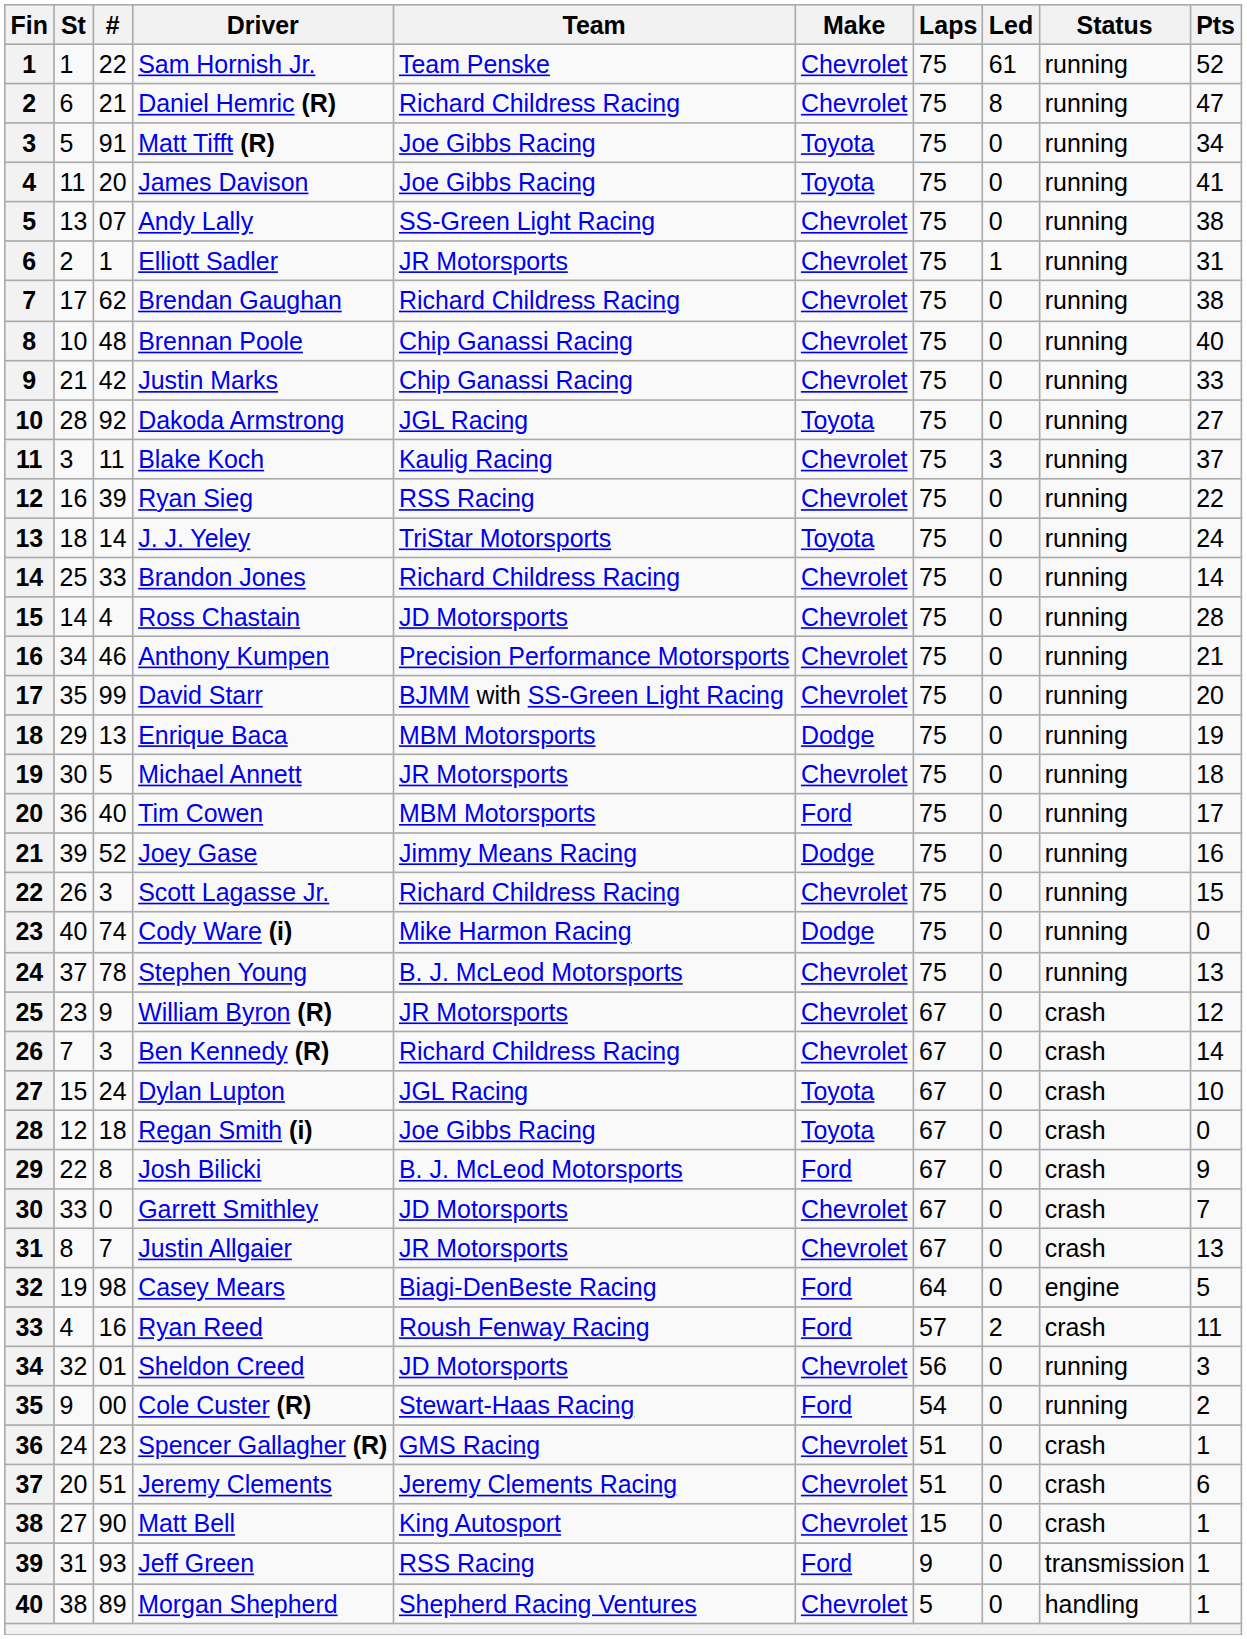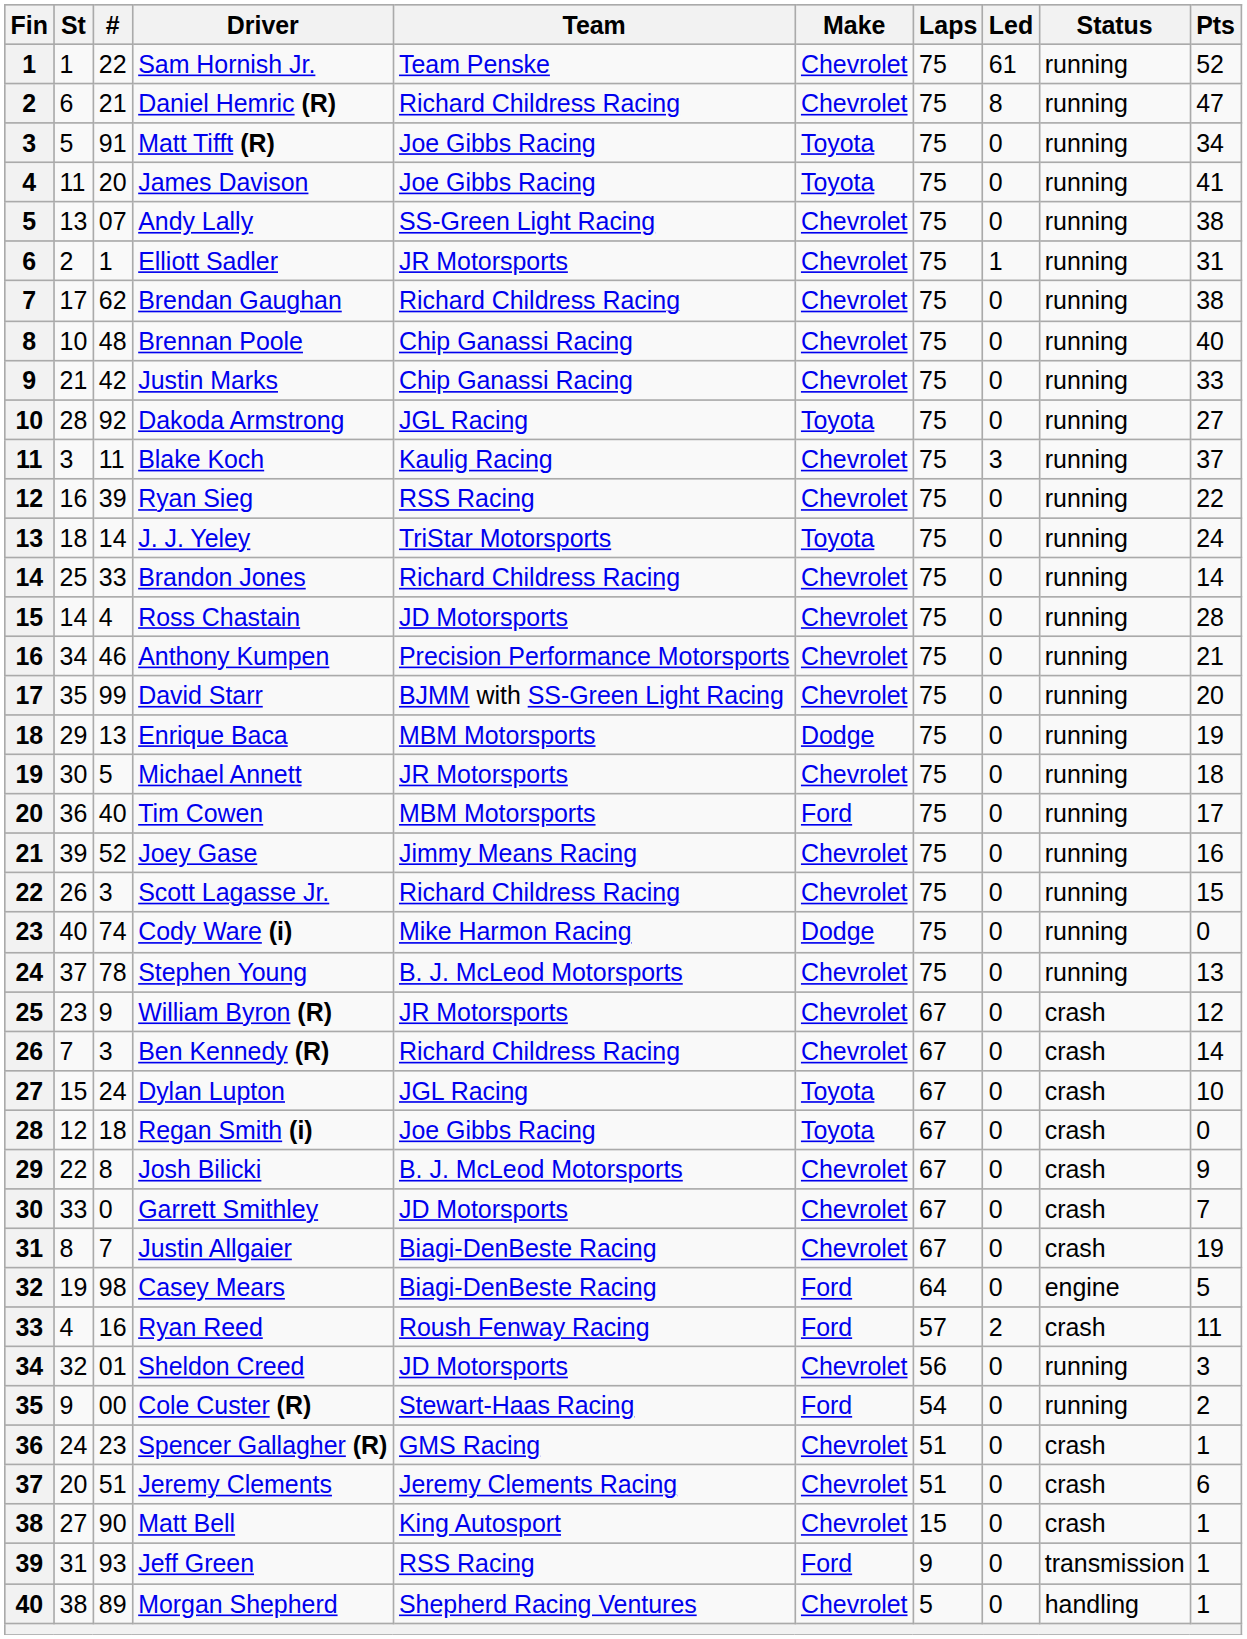(838, 853) Dodge -> (854, 853) Chevrolet
(827, 1169) Ford -> (854, 1169) Chevrolet
(483, 1248) JR Motorsports -> (528, 1248) Biagi-DenBeste Racing
(1210, 1248) 13 -> (1210, 1248) 19
